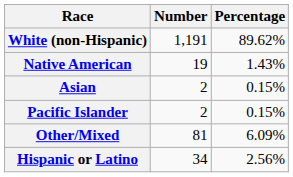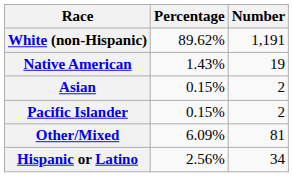columns swapped: (181, 16) <-> (250, 16)
